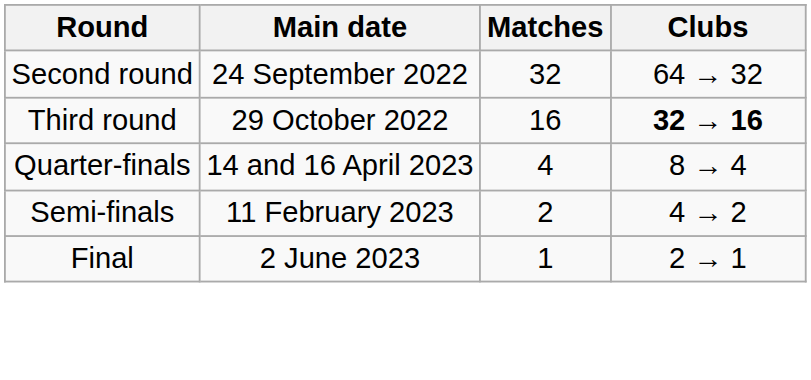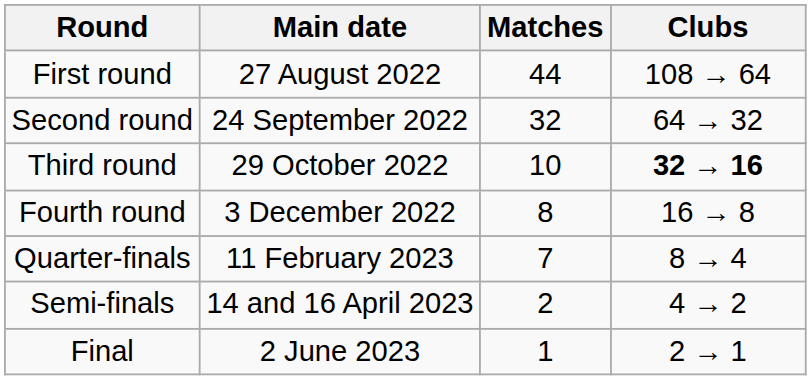+ row: (102, 73)
(545, 119) 16 -> (545, 166) 10
+ row: (102, 212)
(340, 166) 14 and 16 April 2023 -> (340, 258) 11 February 2023
(545, 166) 4 -> (545, 258) 7
(340, 212) 11 February 2023 -> (340, 304) 14 and 16 April 2023
